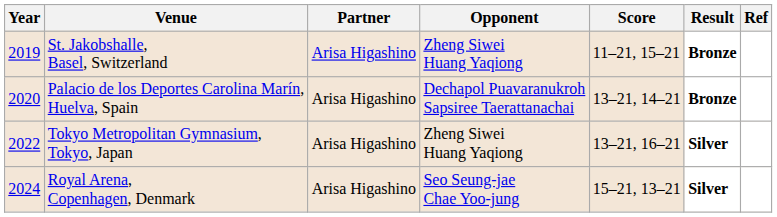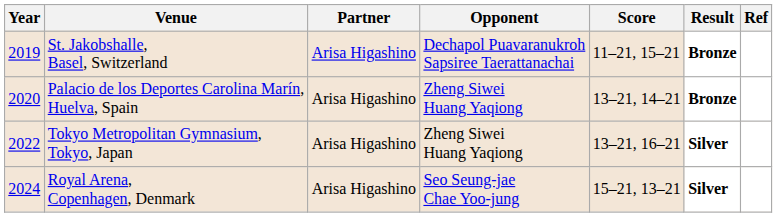(473, 53) Zheng Siwei Huang Yaqiong -> (504, 53) Dechapol Puavaranukroh Sapsiree Taerattanachai
(504, 99) Dechapol Puavaranukroh Sapsiree Taerattanachai -> (473, 99) Zheng Siwei Huang Yaqiong
